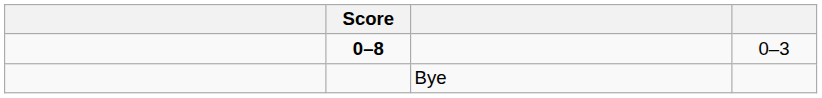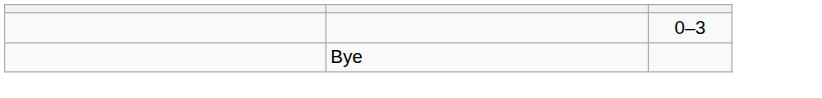- column: (368, 19)
